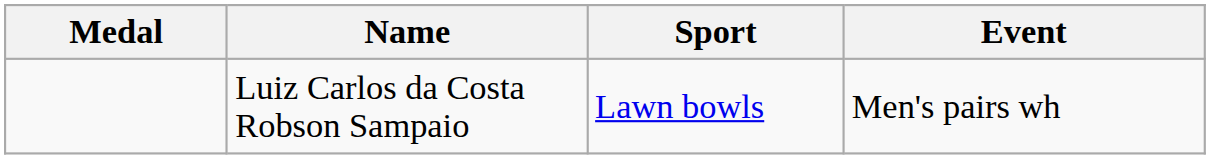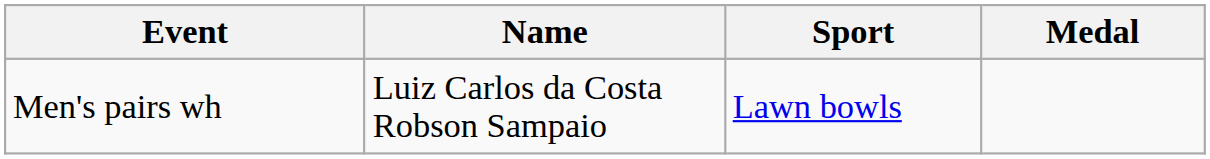columns swapped: (116, 31) <-> (1024, 31)
